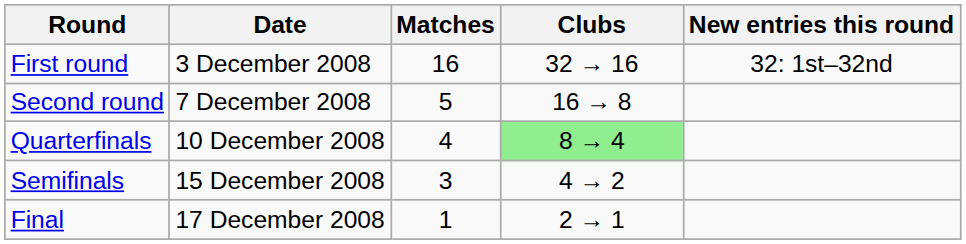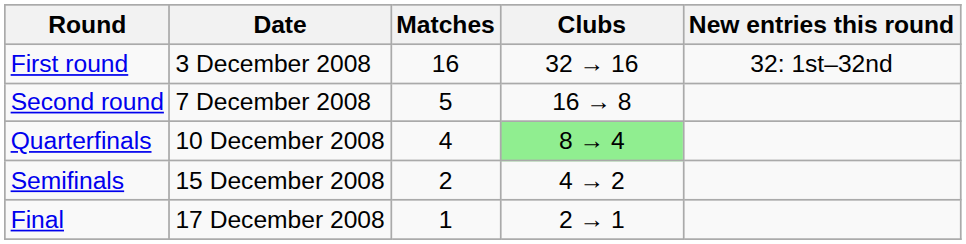(446, 180) 3 -> (446, 180) 2
